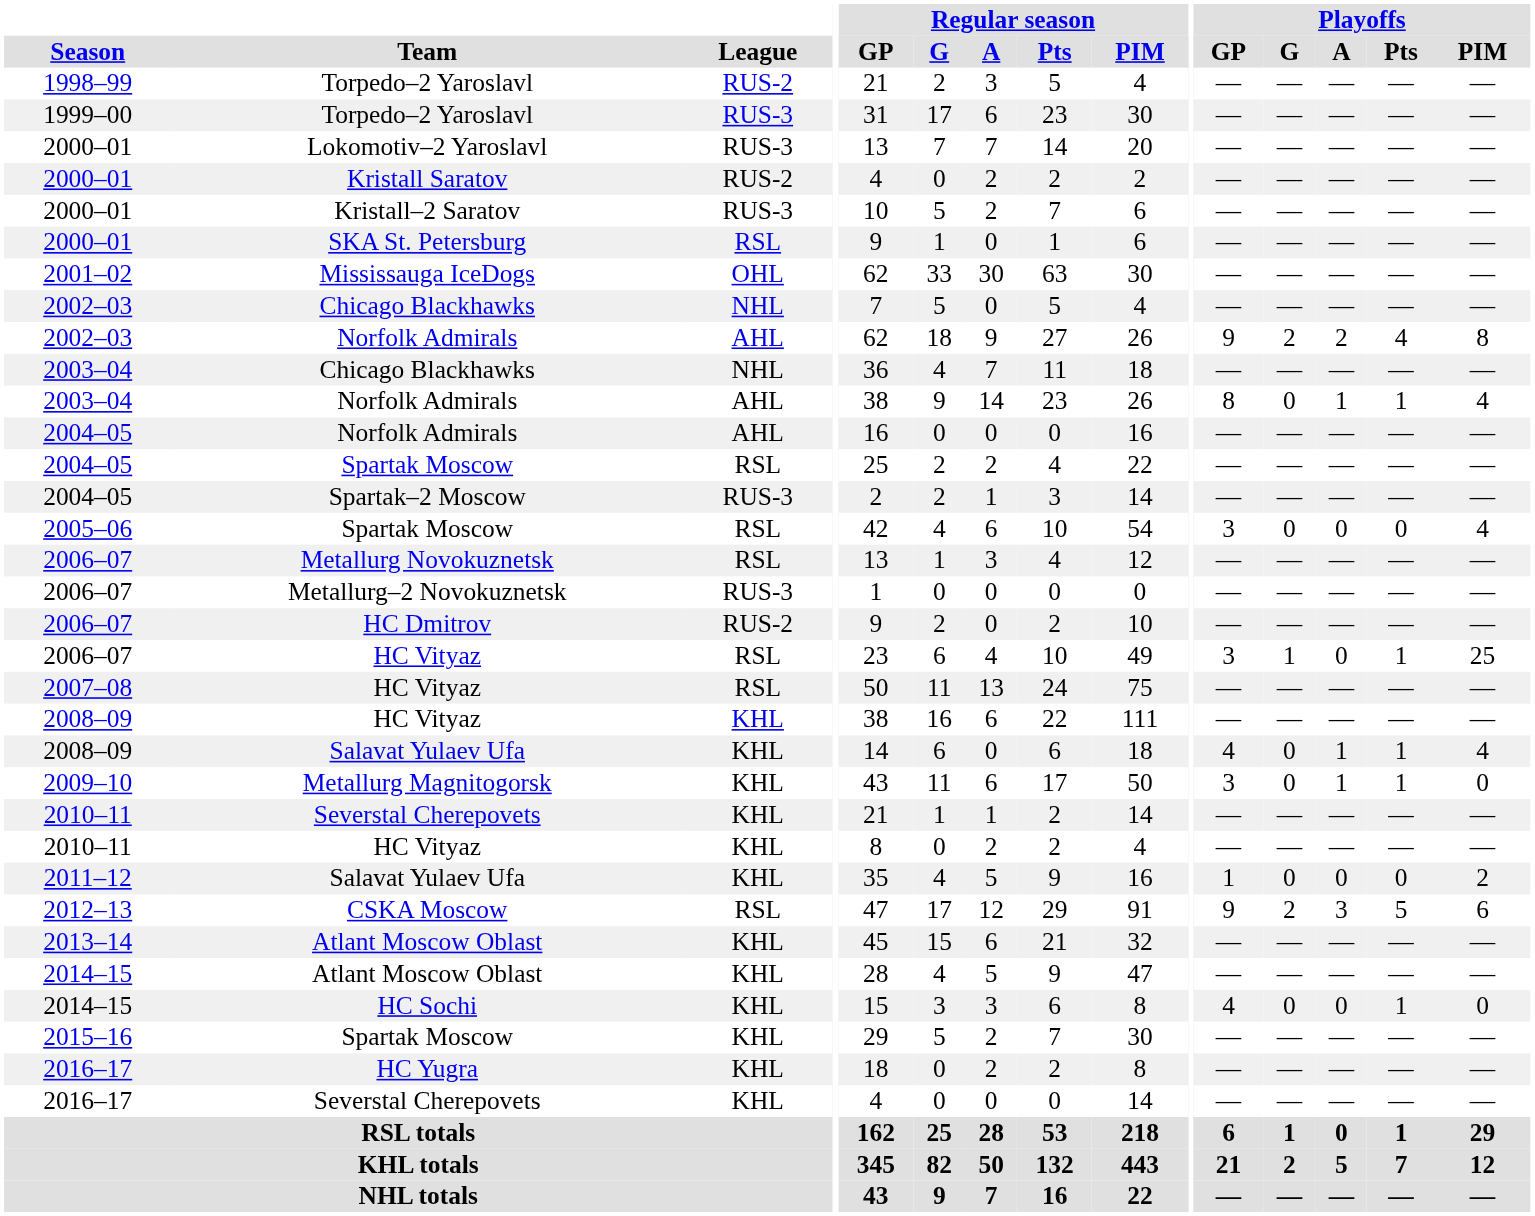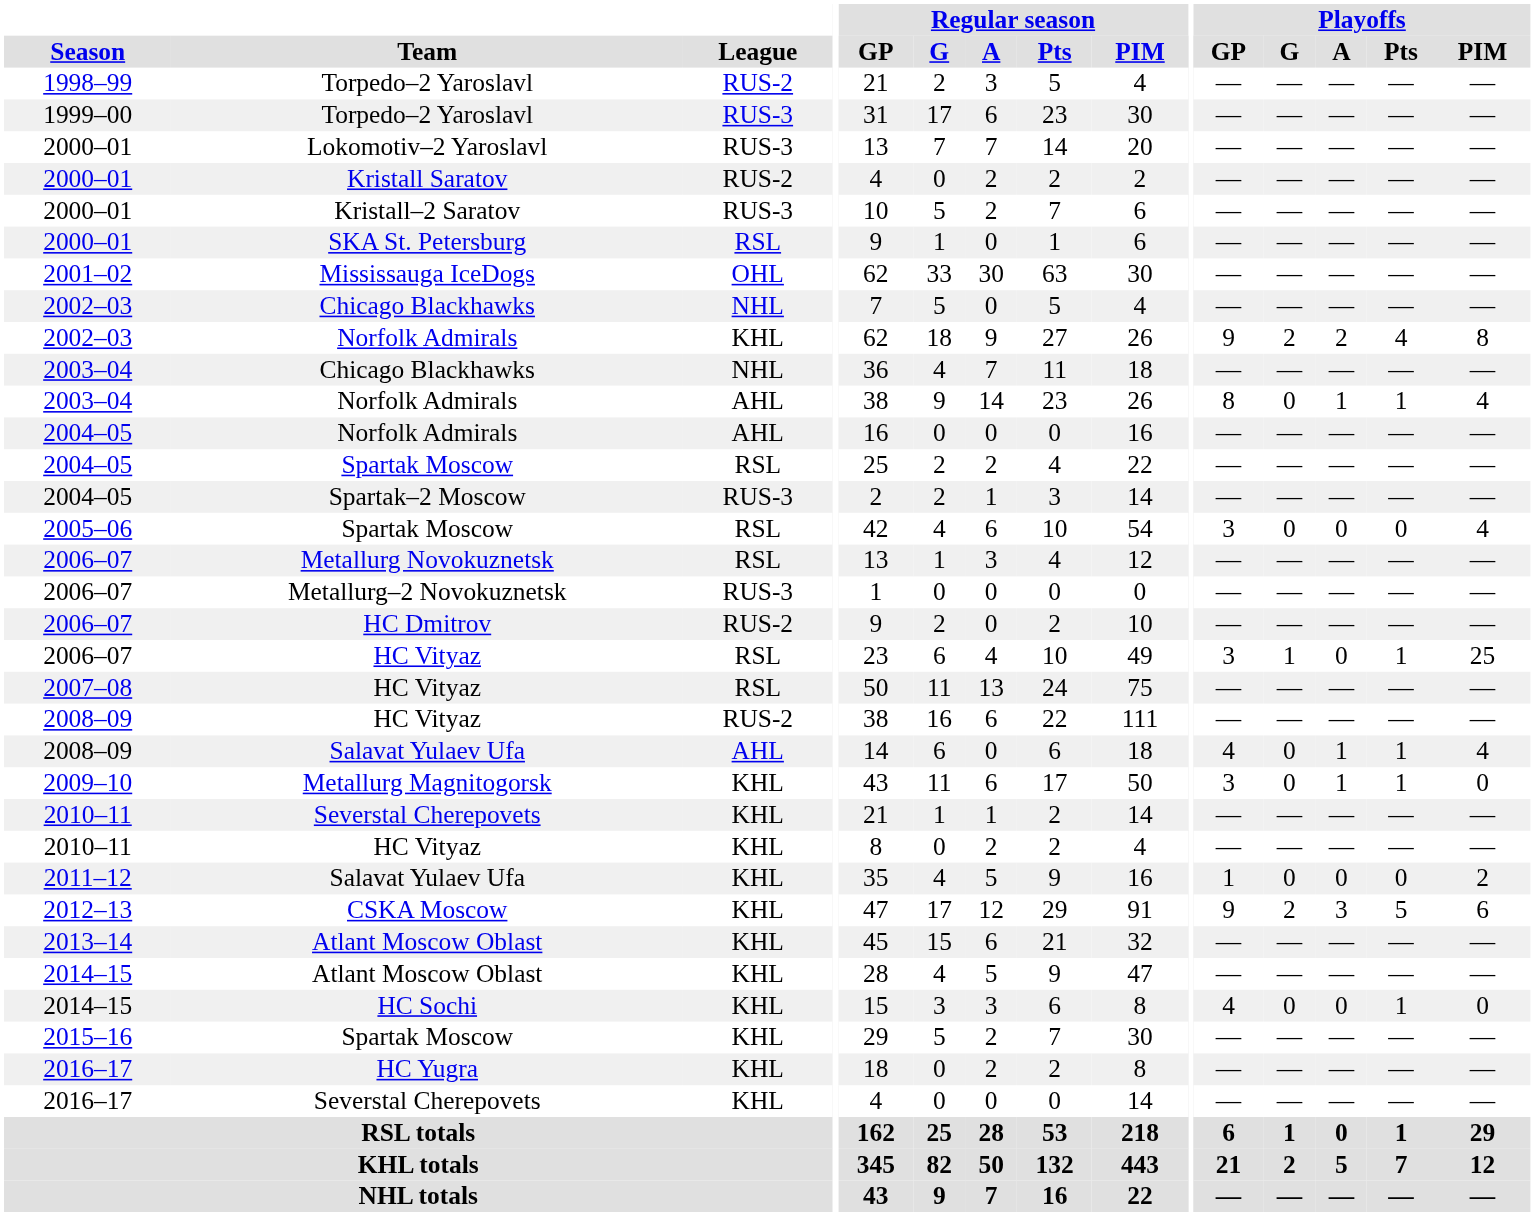(758, 337) AHL -> (758, 337) KHL
(758, 719) KHL -> (758, 719) RUS-2
(758, 751) KHL -> (758, 751) AHL
(758, 910) RSL -> (758, 910) KHL
